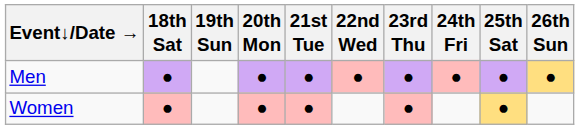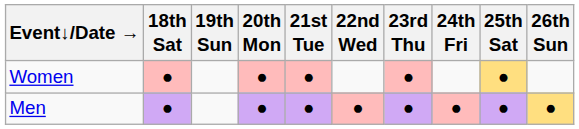rows swapped: (28, 76) <-> (41, 108)
